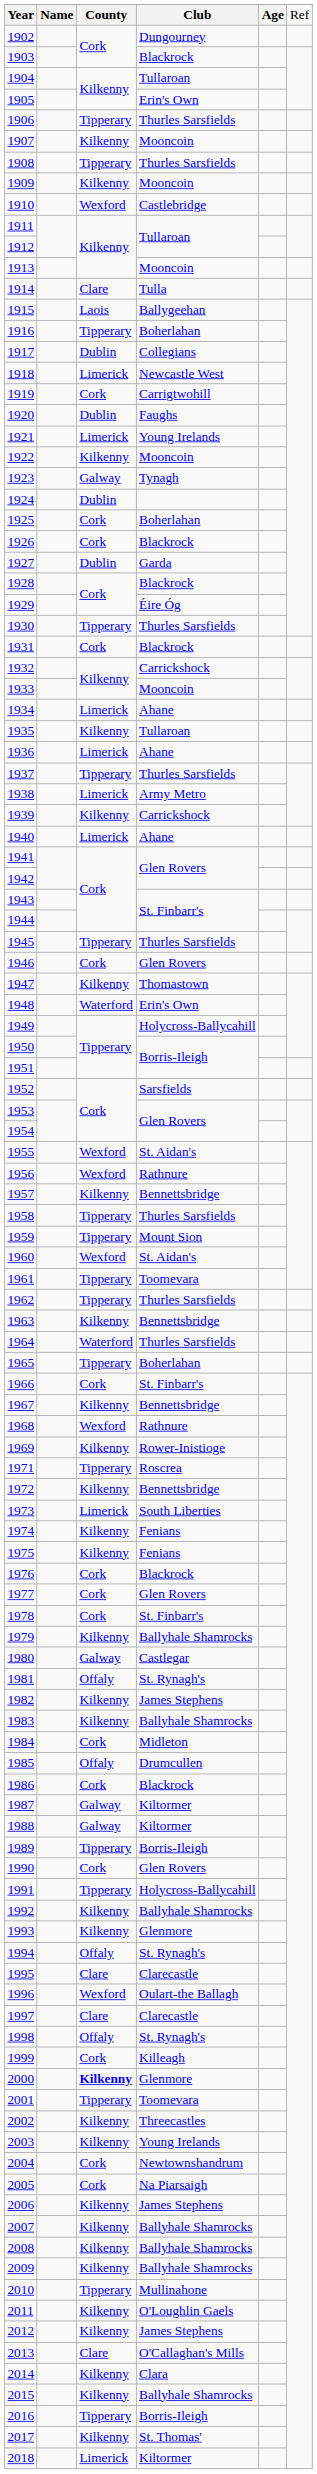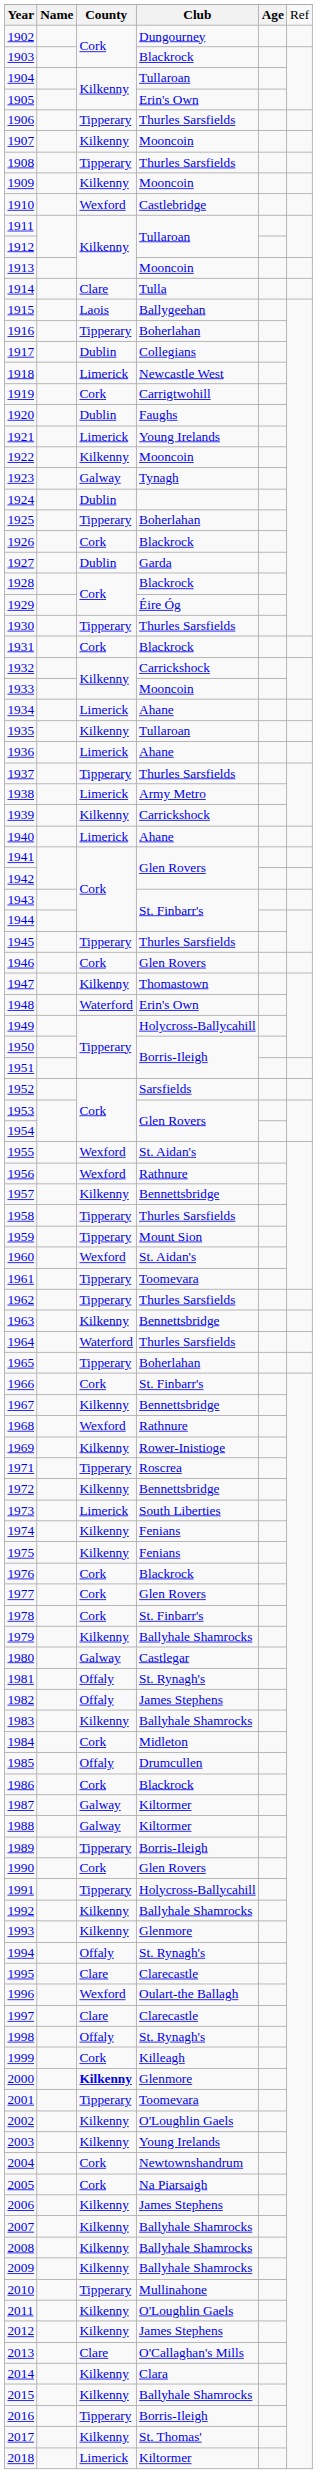(93, 520) Cork -> (105, 520) Tipperary
(104, 1699) Kilkenny -> (97, 1699) Offaly
(172, 2121) Threecastles -> (186, 2121) O'Loughlin Gaels
